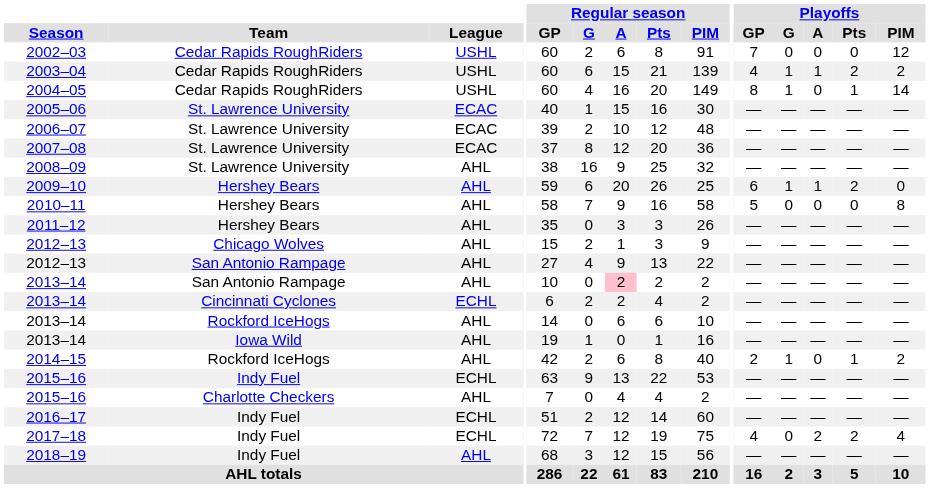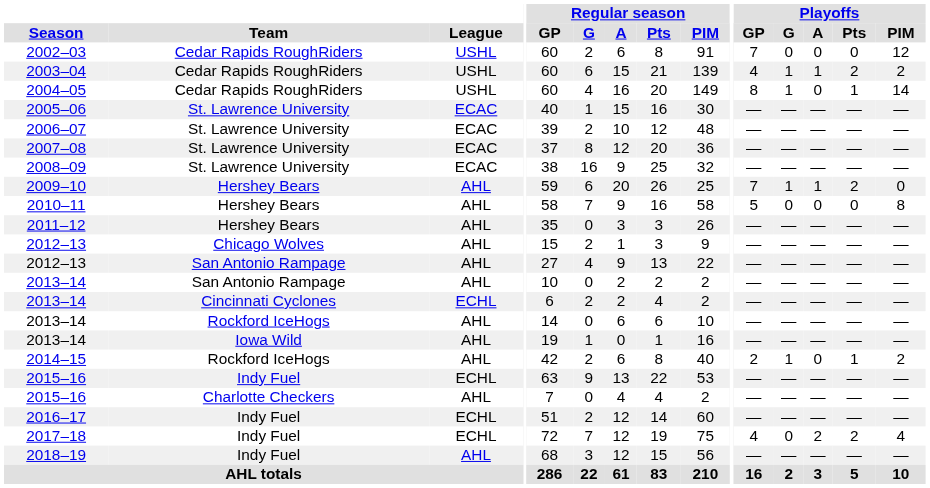(476, 167) AHL -> (476, 167) ECAC
(754, 186) 6 -> (754, 186) 7
(621, 282) pink background -> (621, 282) no background
